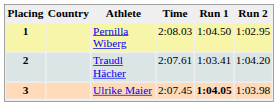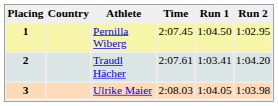(175, 31) 2:08.03 -> (176, 31) 2:07.45
(175, 90) 2:07.45 -> (176, 90) 2:08.03
(214, 90) bold -> (214, 90) normal
